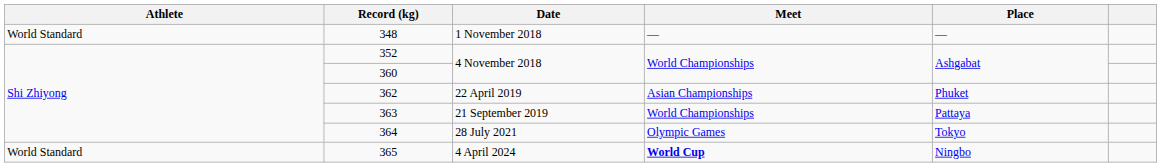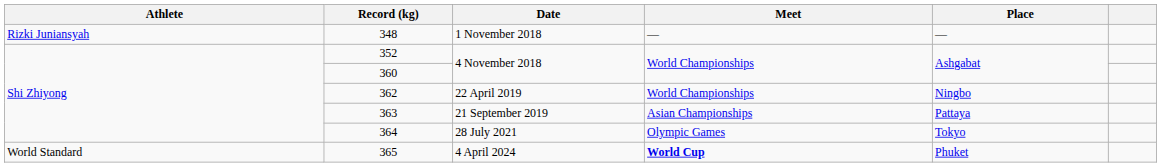(45, 34) World Standard -> (48, 34) Rizki Juniansyah
(700, 93) Asian Championships -> (701, 93) World Championships
(952, 93) Phuket -> (953, 93) Ningbo
(701, 113) World Championships -> (700, 113) Asian Championships
(953, 152) Ningbo -> (952, 152) Phuket
